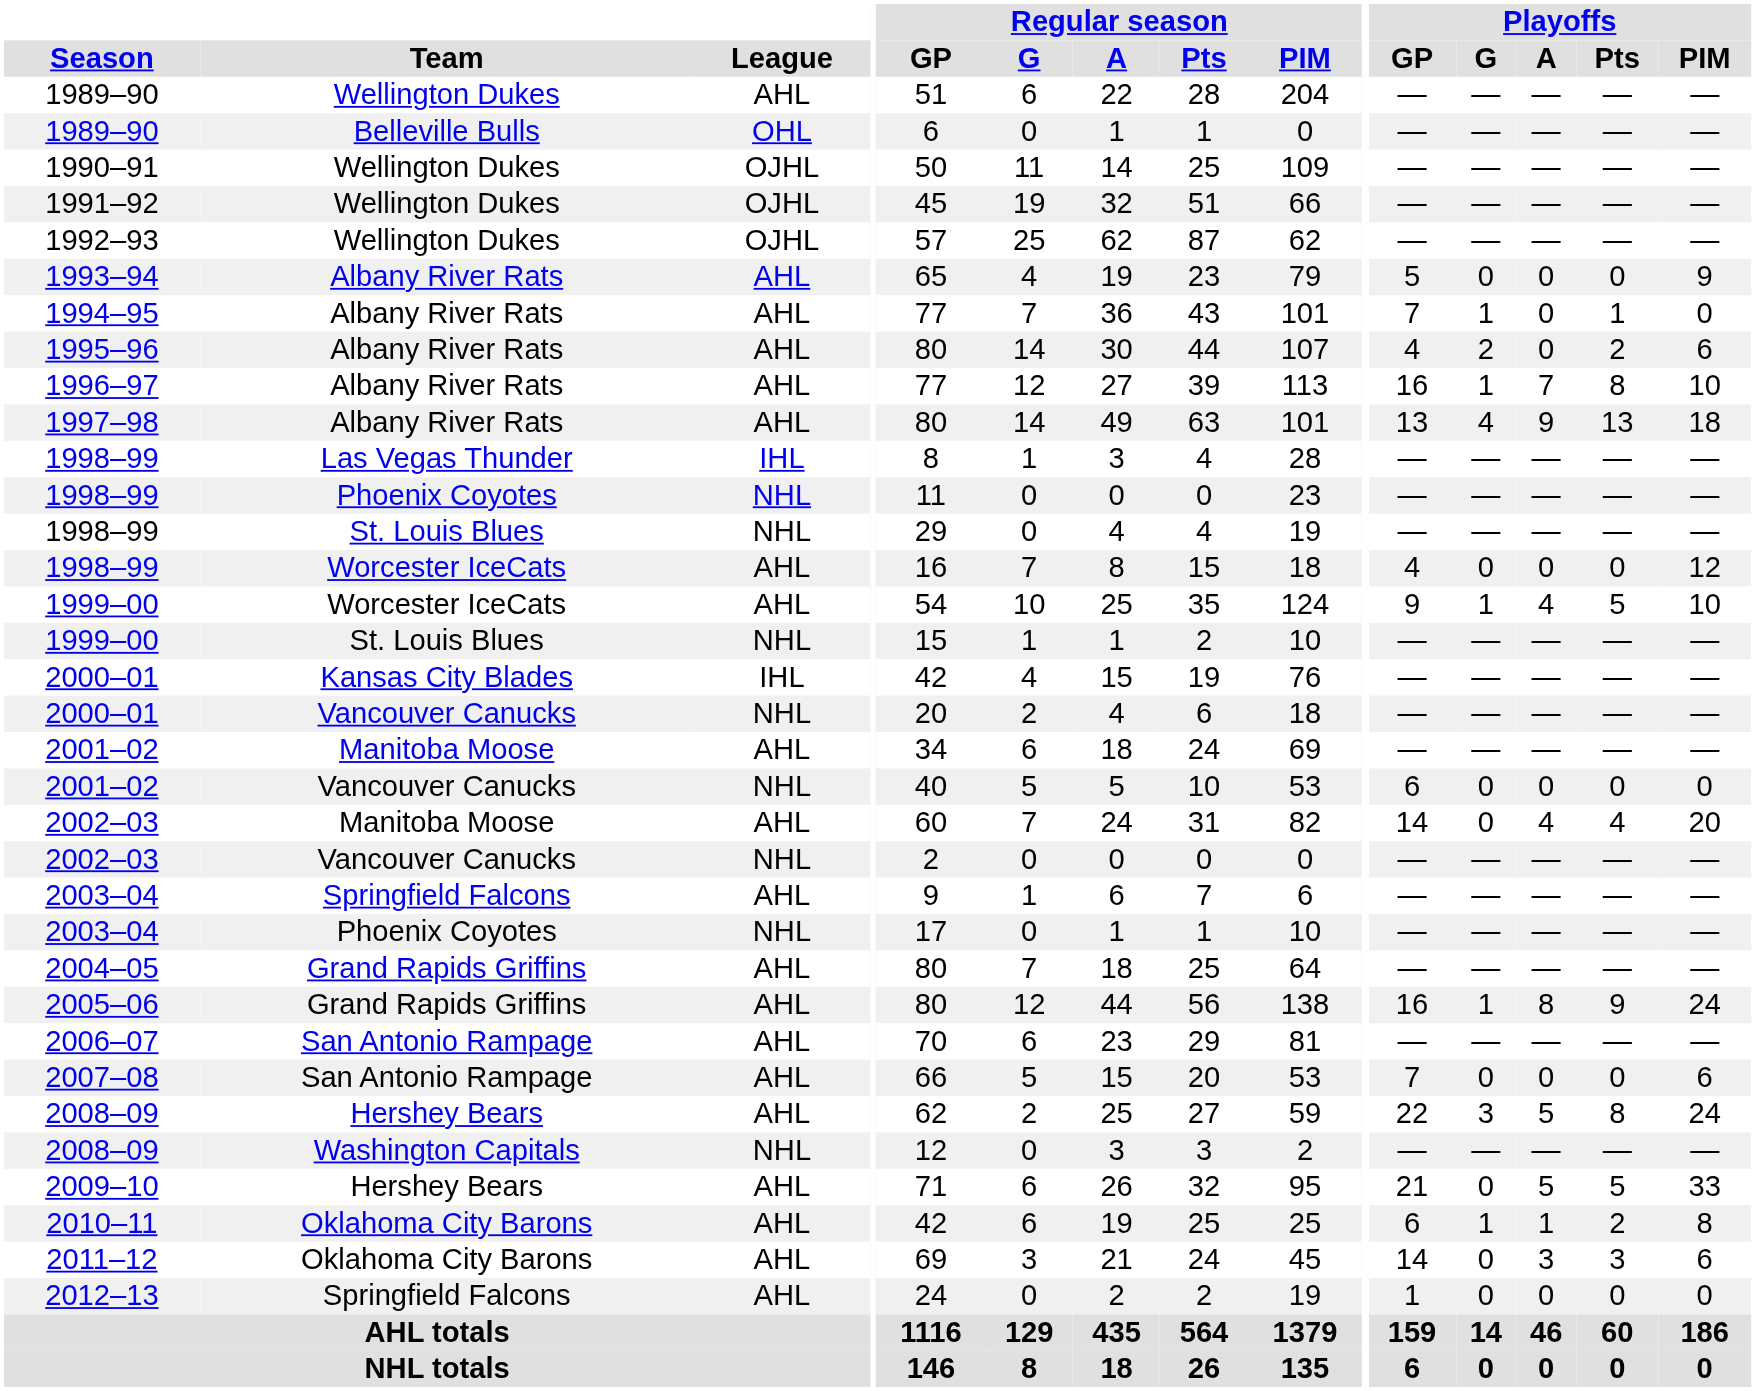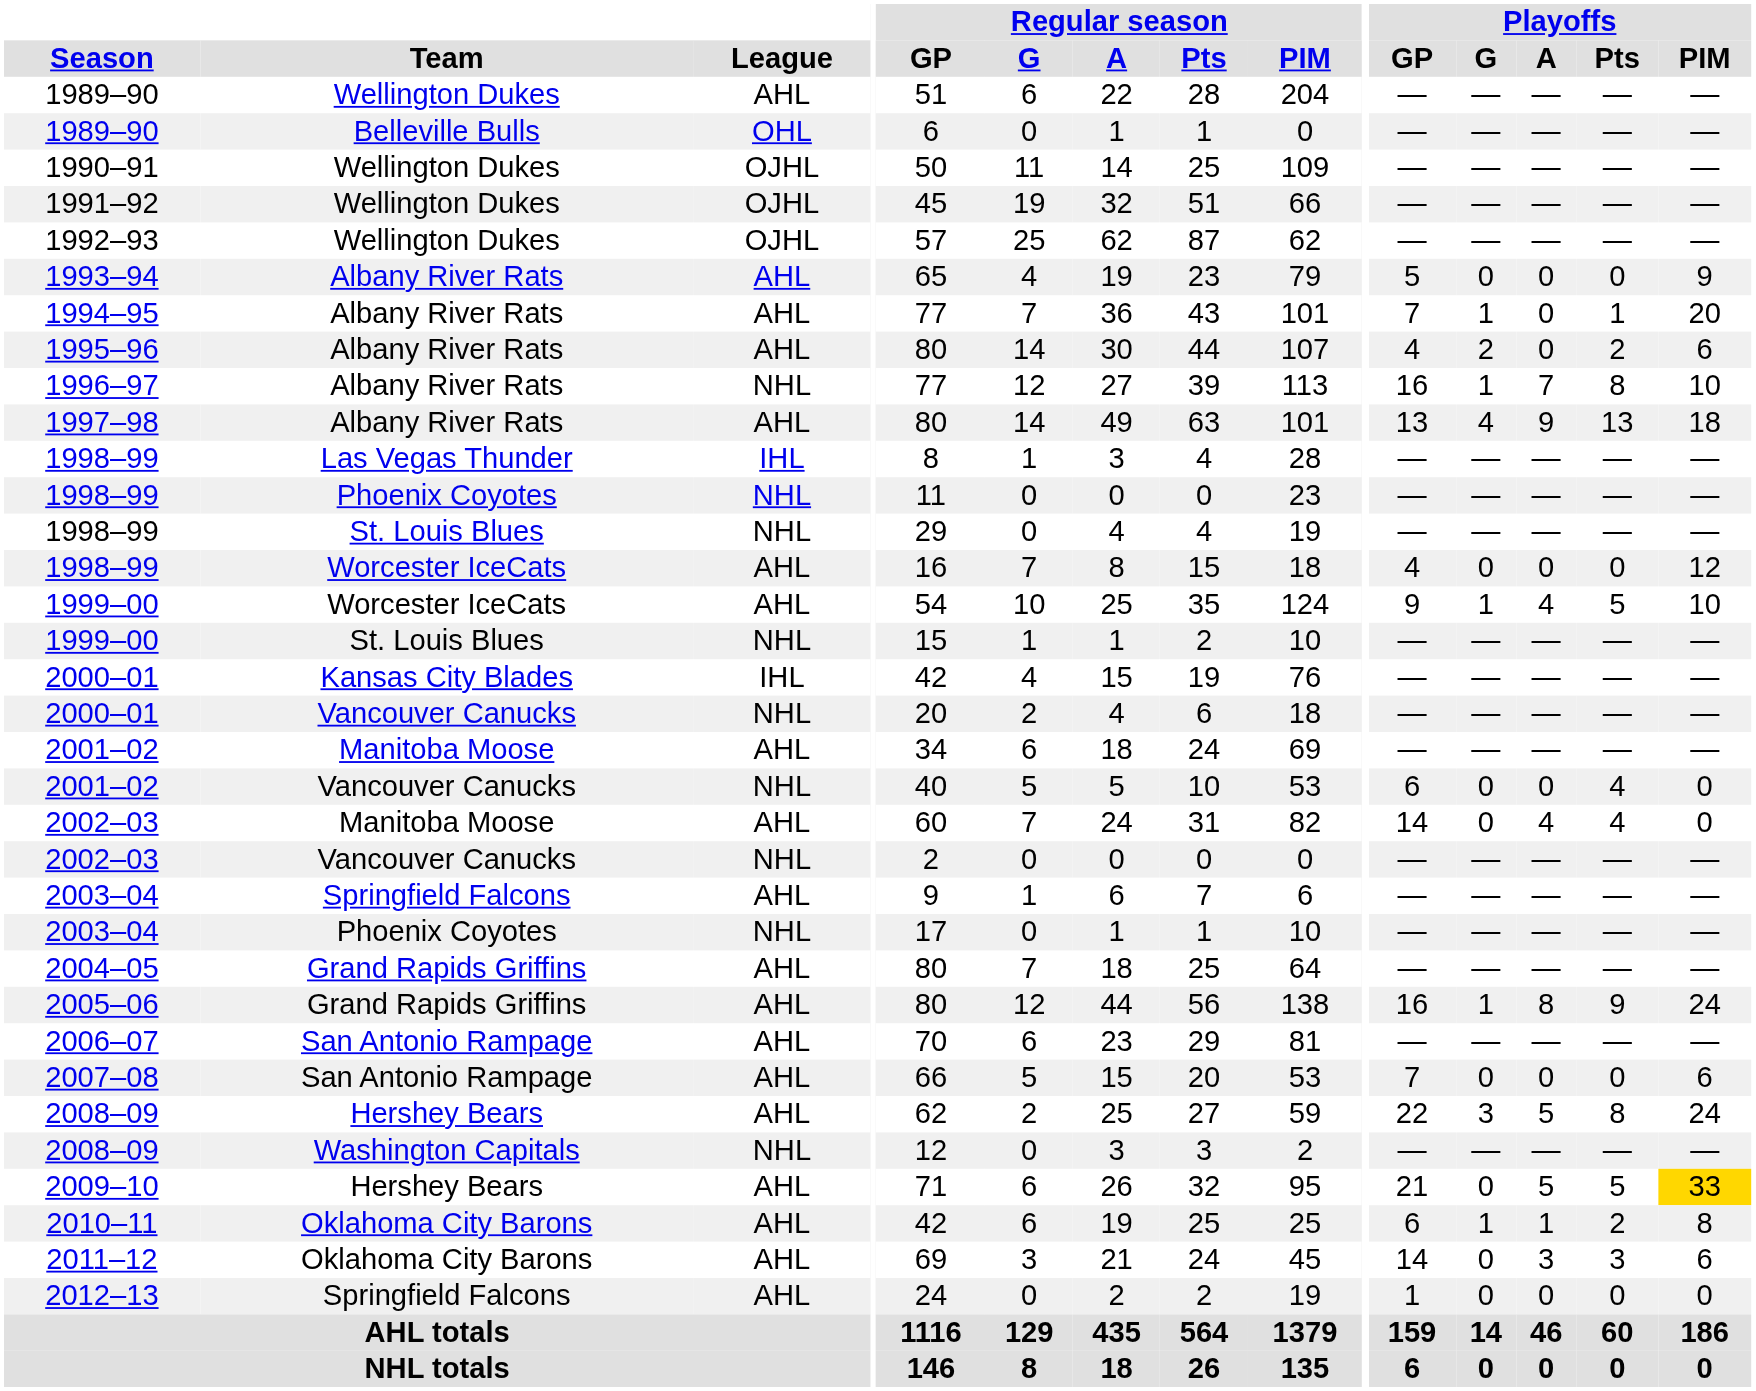(1705, 312) 0 -> (1705, 312) 20
(782, 385) AHL -> (782, 385) NHL
(1617, 786) 0 -> (1617, 786) 4
(1705, 822) 20 -> (1705, 822) 0
(1705, 1186) no background -> (1705, 1186) gold background
